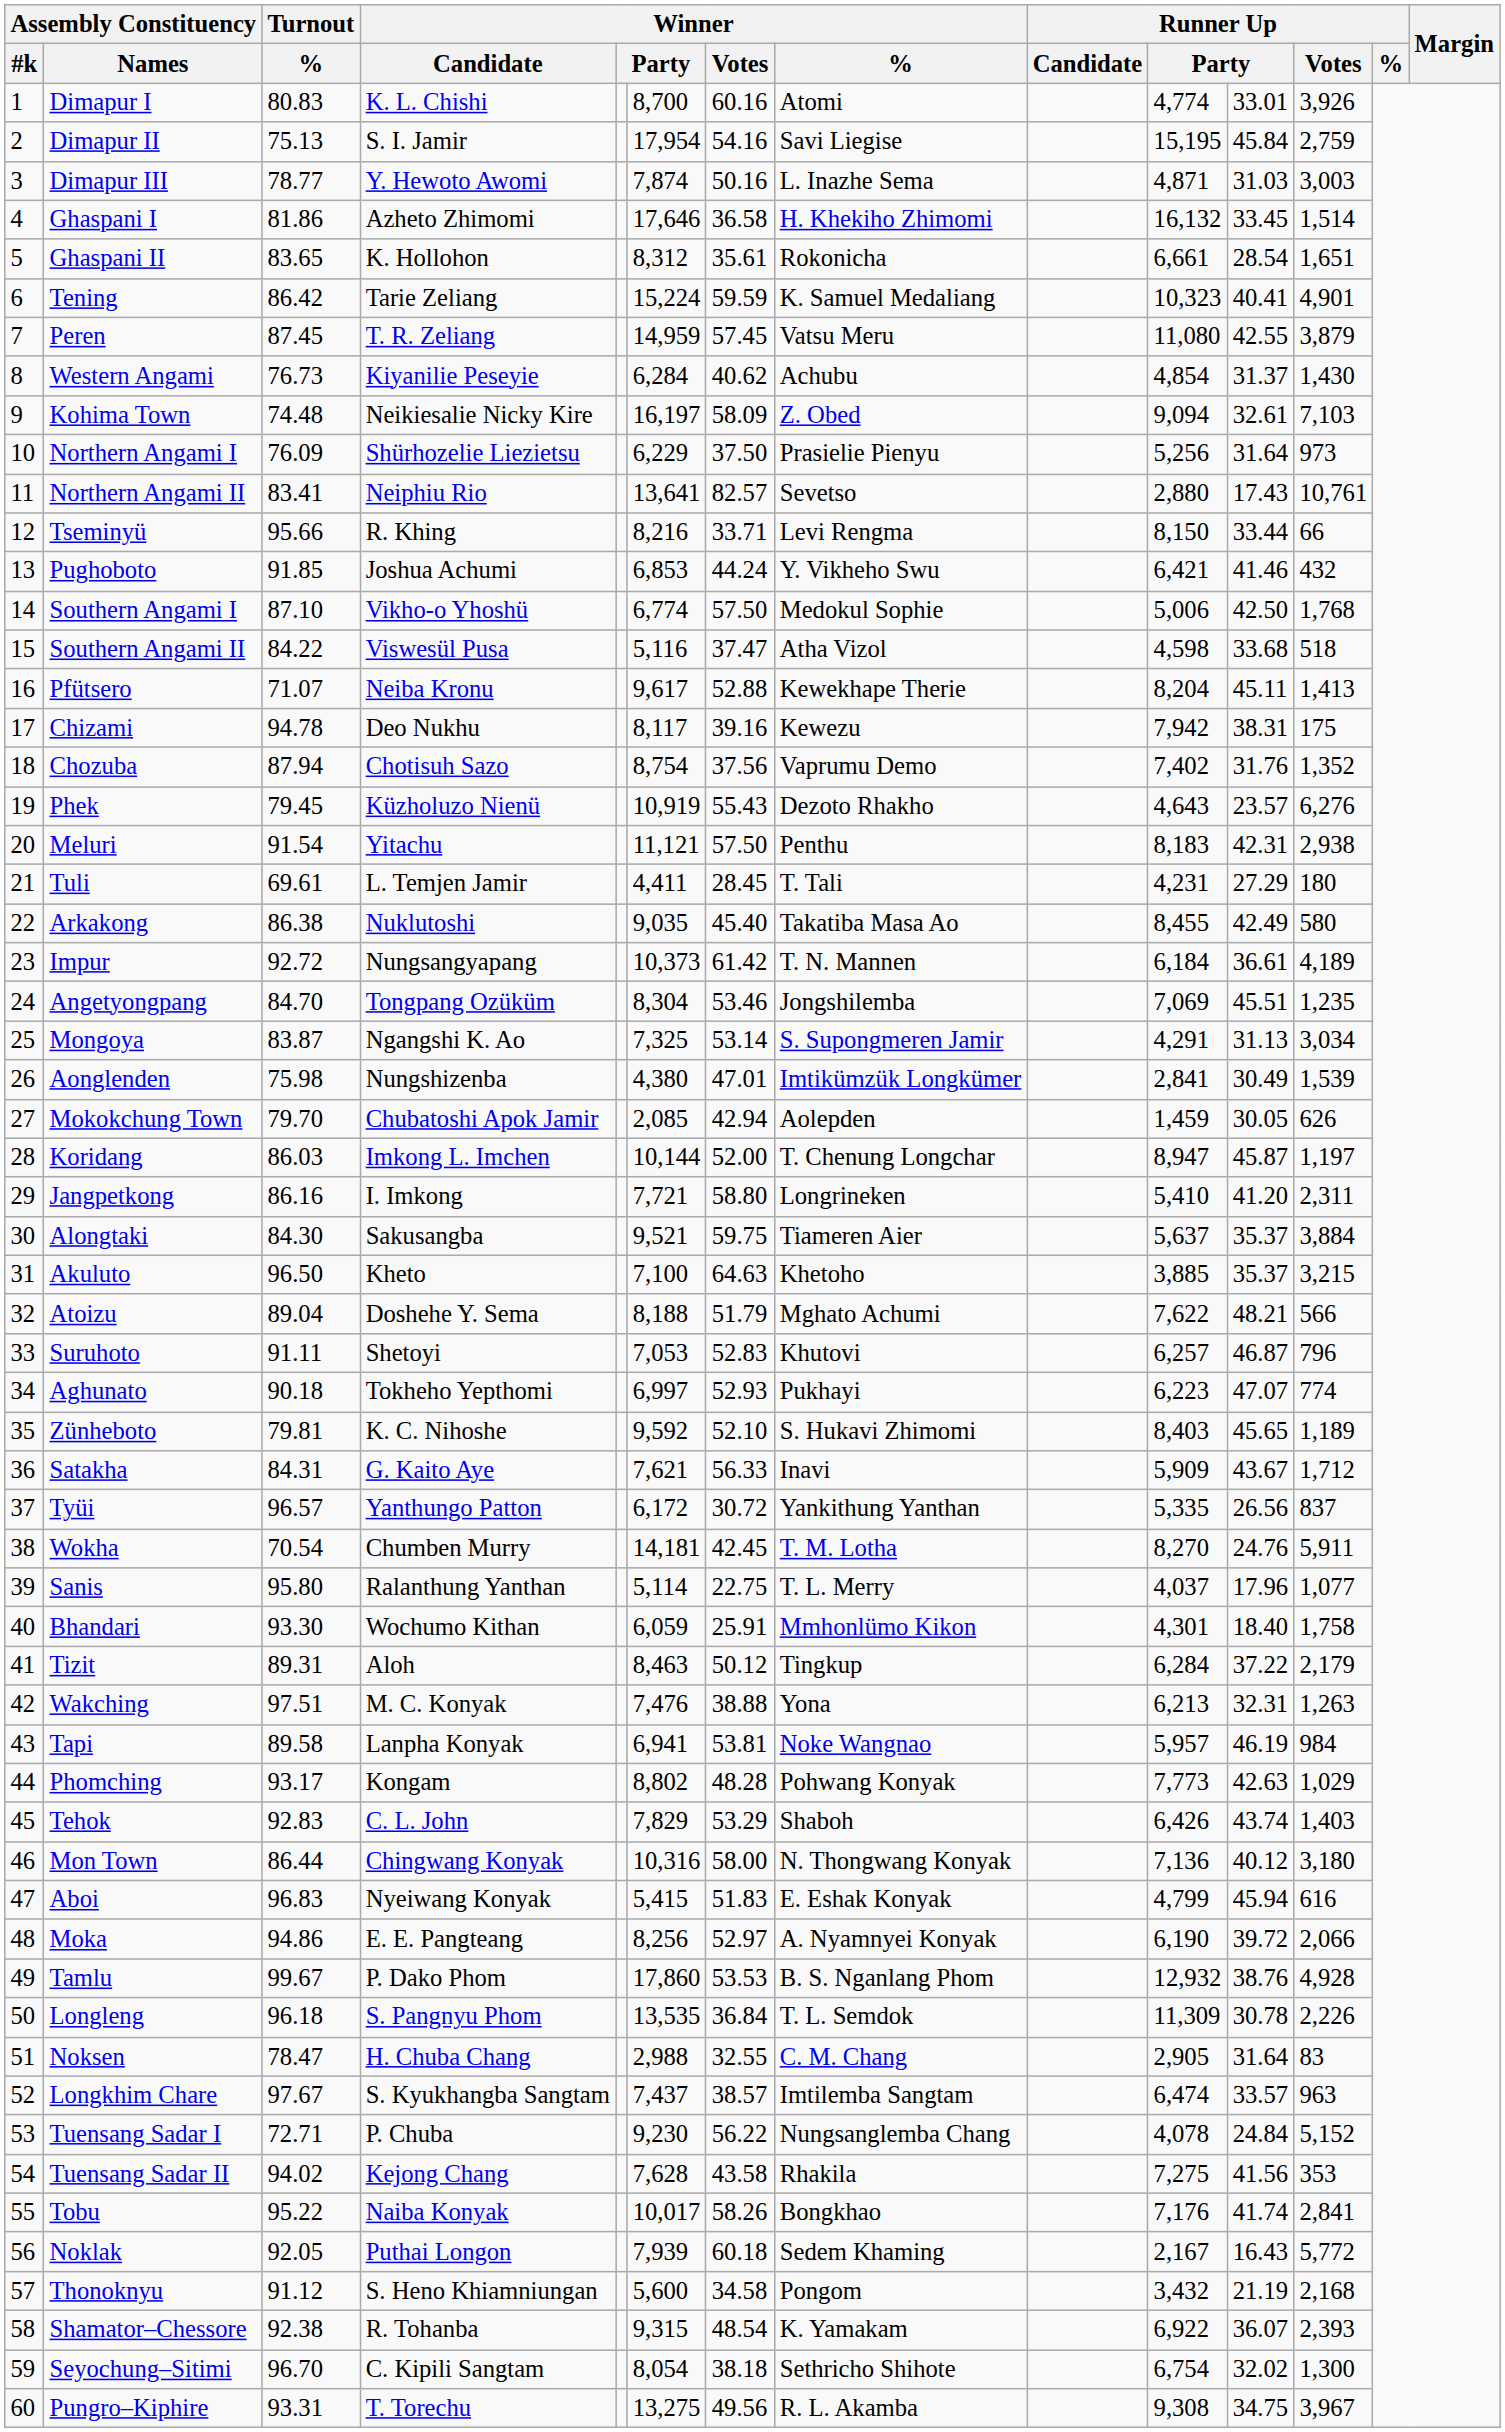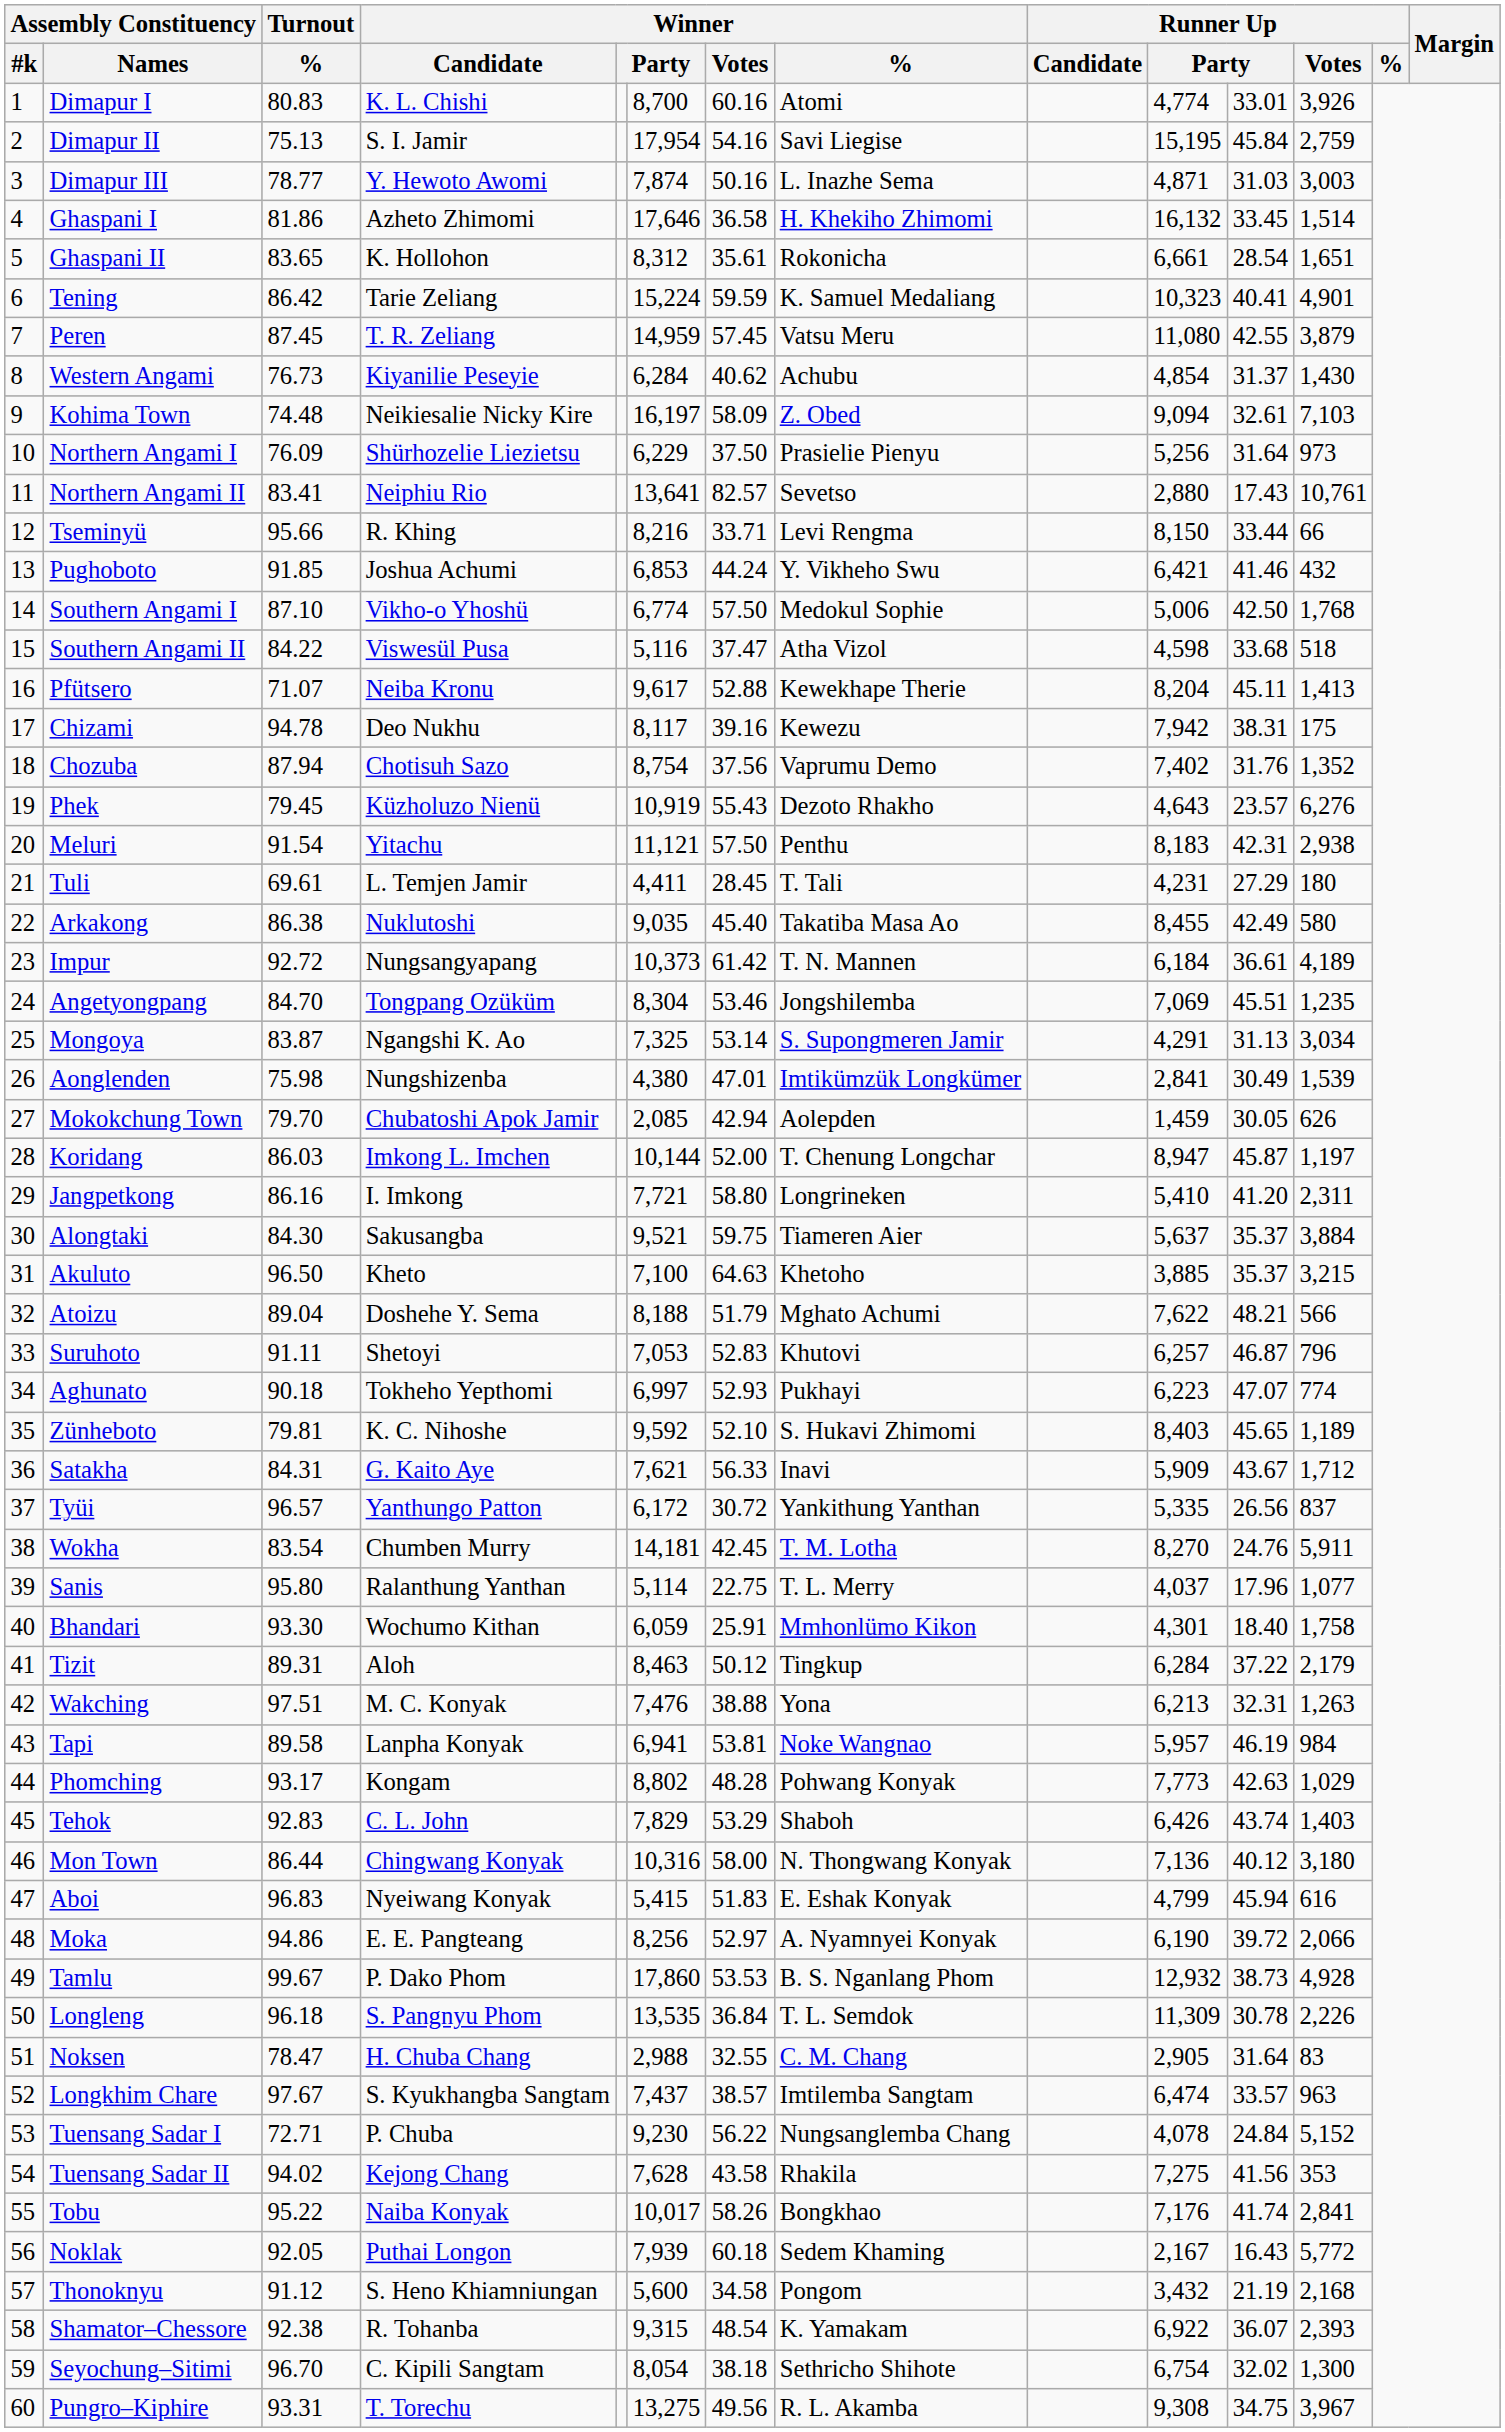(295, 1548) 70.54 -> (295, 1548) 83.54
(1260, 1977) 38.76 -> (1260, 1977) 38.73
